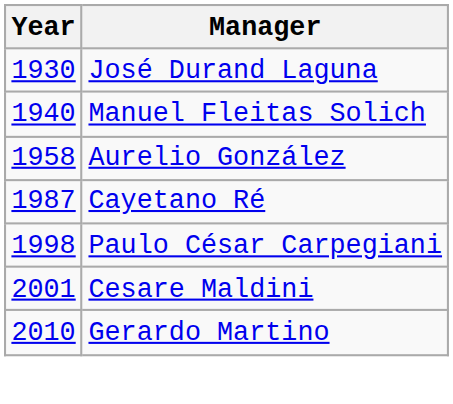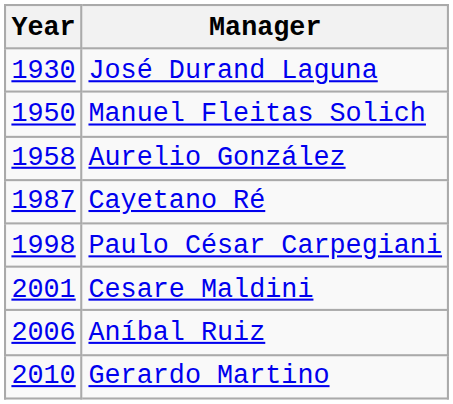(44, 114) 1940 -> (44, 114) 1950
+ row: (177, 332)
